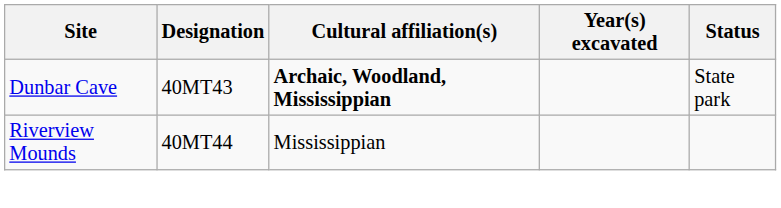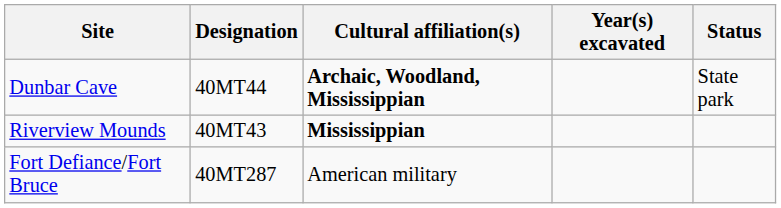(197, 87) 40MT43 -> (231, 87) 40MT44
(197, 142) 40MT44 -> (231, 130) 40MT43
(330, 142) normal -> (366, 130) bold
+ row: (85, 174)
